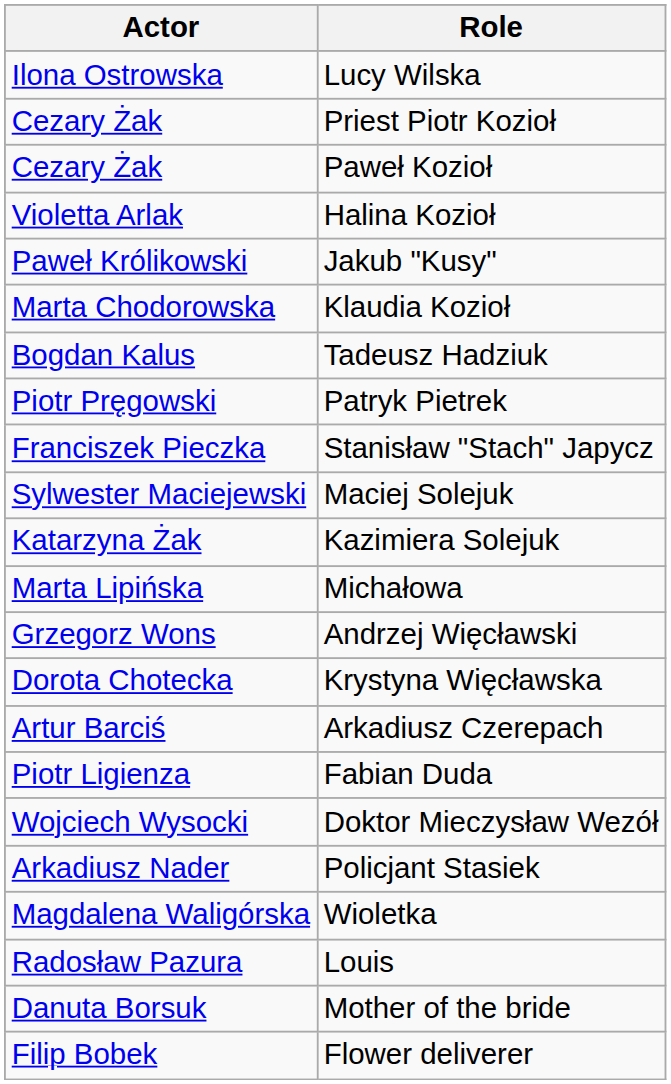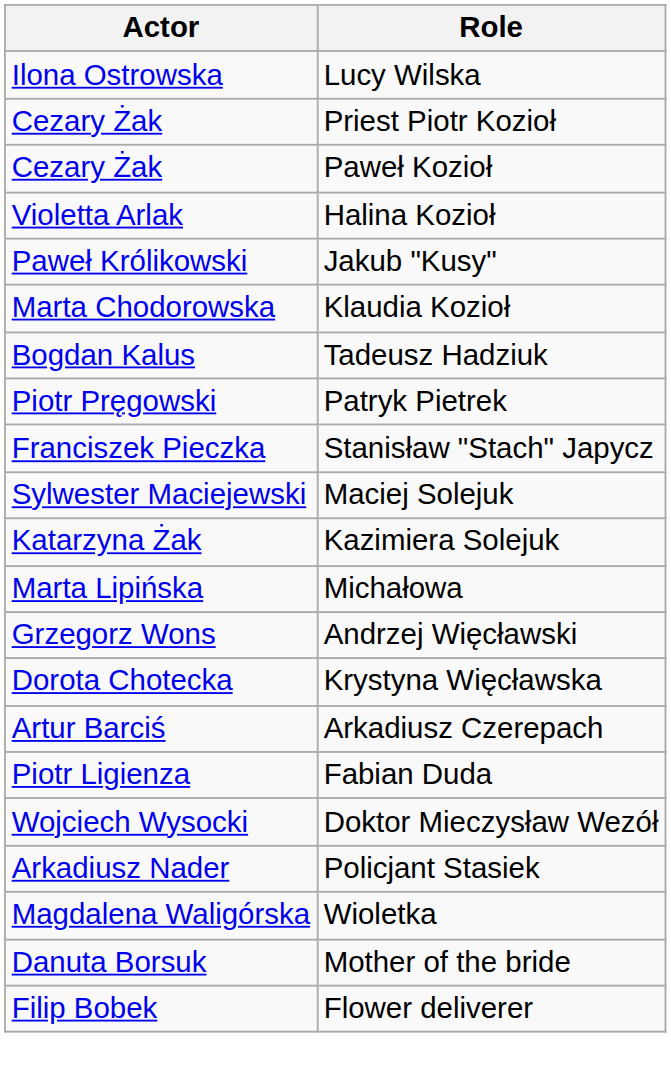- row: (359, 961)
